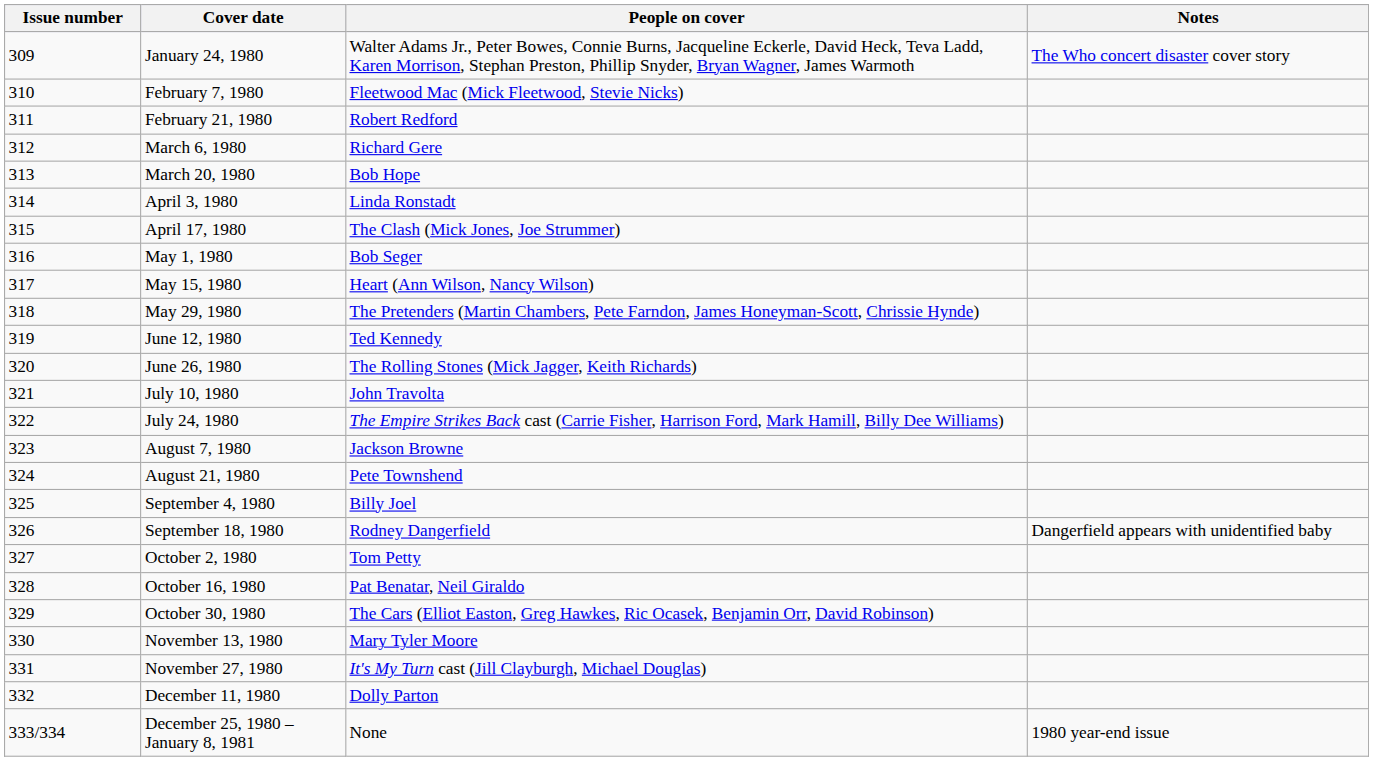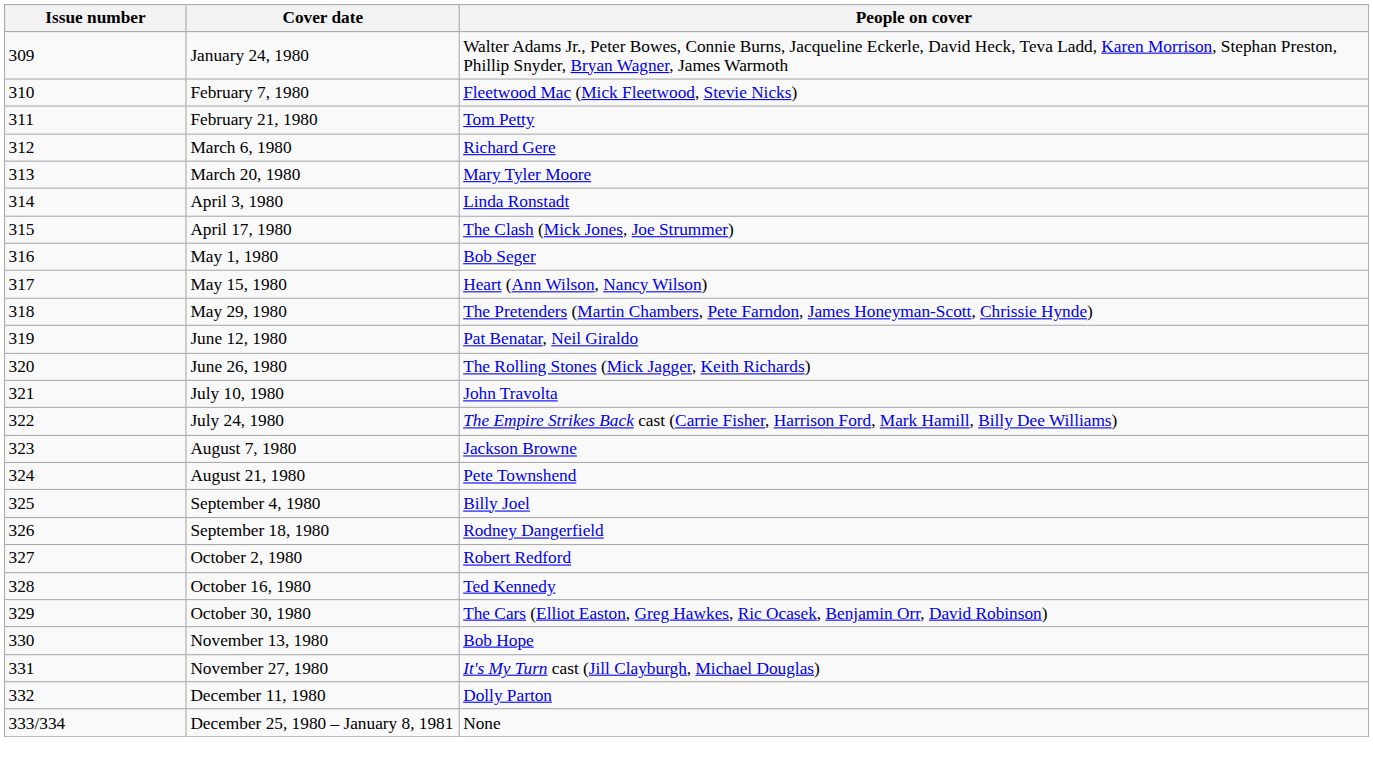- column: (1198, 18)
(404, 119) Robert Redford -> (499, 119) Tom Petty
(385, 174) Bob Hope -> (527, 174) Mary Tyler Moore
(396, 339) Ted Kennedy -> (551, 339) Pat Benatar, Neil Giraldo
(385, 558) Tom Petty -> (517, 558) Robert Redford
(437, 585) Pat Benatar, Neil Giraldo -> (509, 585) Ted Kennedy
(414, 640) Mary Tyler Moore -> (498, 640) Bob Hope
